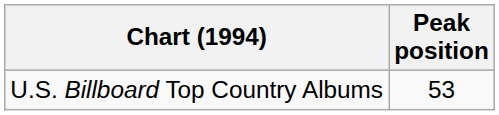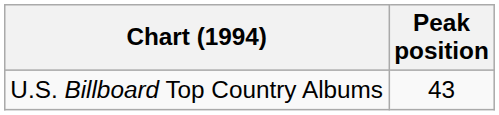(442, 89) 53 -> (442, 89) 43
